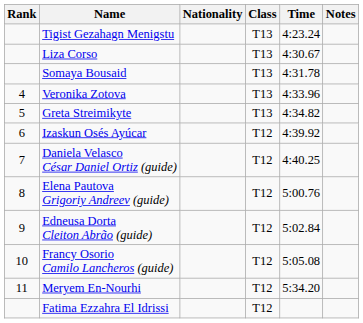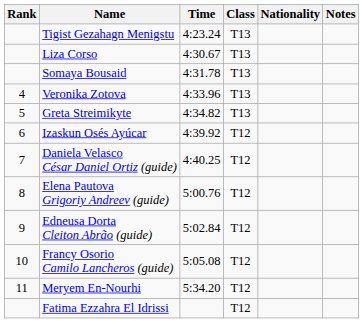columns swapped: (213, 14) <-> (301, 14)
